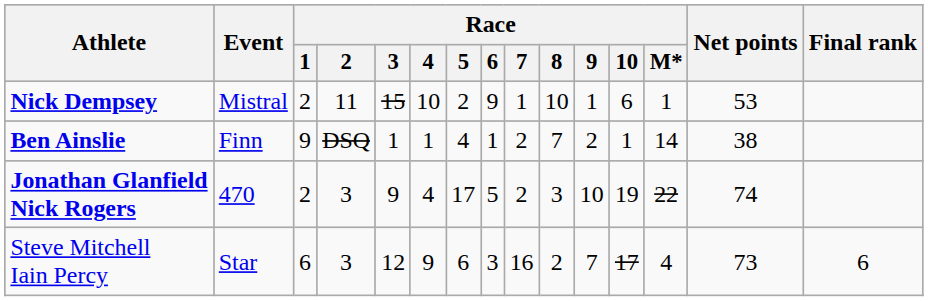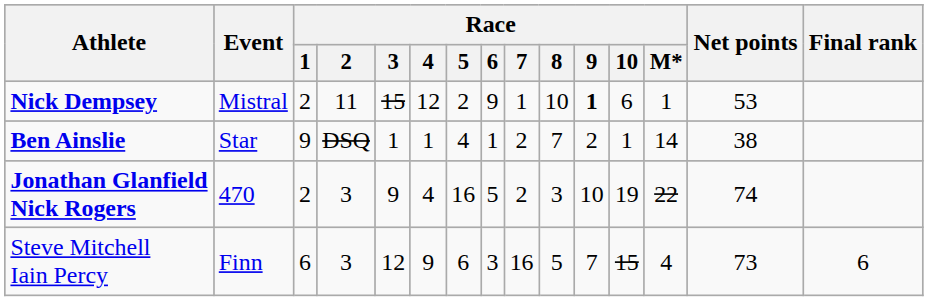(428, 101) 10 -> (428, 101) 12
(592, 101) normal -> (592, 101) bold
(241, 140) Finn -> (238, 140) Star
(463, 194) 17 -> (463, 194) 16
(238, 261) Star -> (241, 261) Finn
(557, 261) 2 -> (557, 261) 5
(627, 261) 17 -> (627, 261) 15
